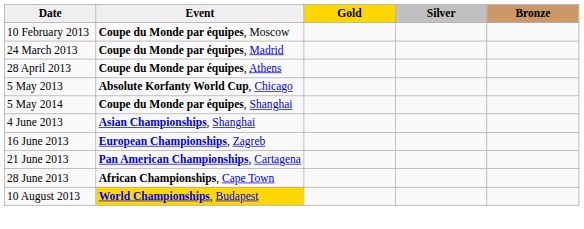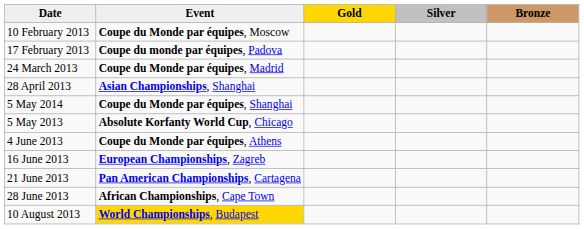+ row: (48, 50)
(190, 68) Coupe du Monde par équipes, Athens -> (177, 86) Asian Championships, Shanghai
rows swapped: (35, 86) <-> (35, 104)
(177, 123) Asian Championships, Shanghai -> (190, 141) Coupe du Monde par équipes, Athens
